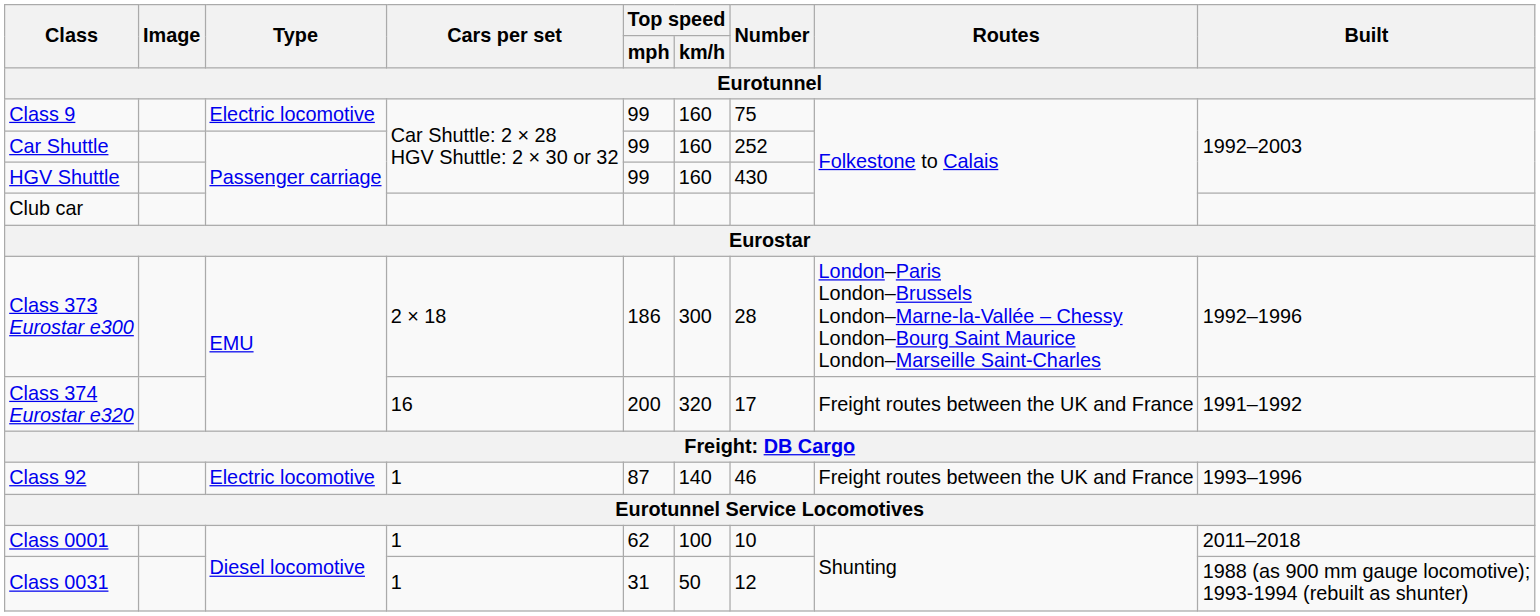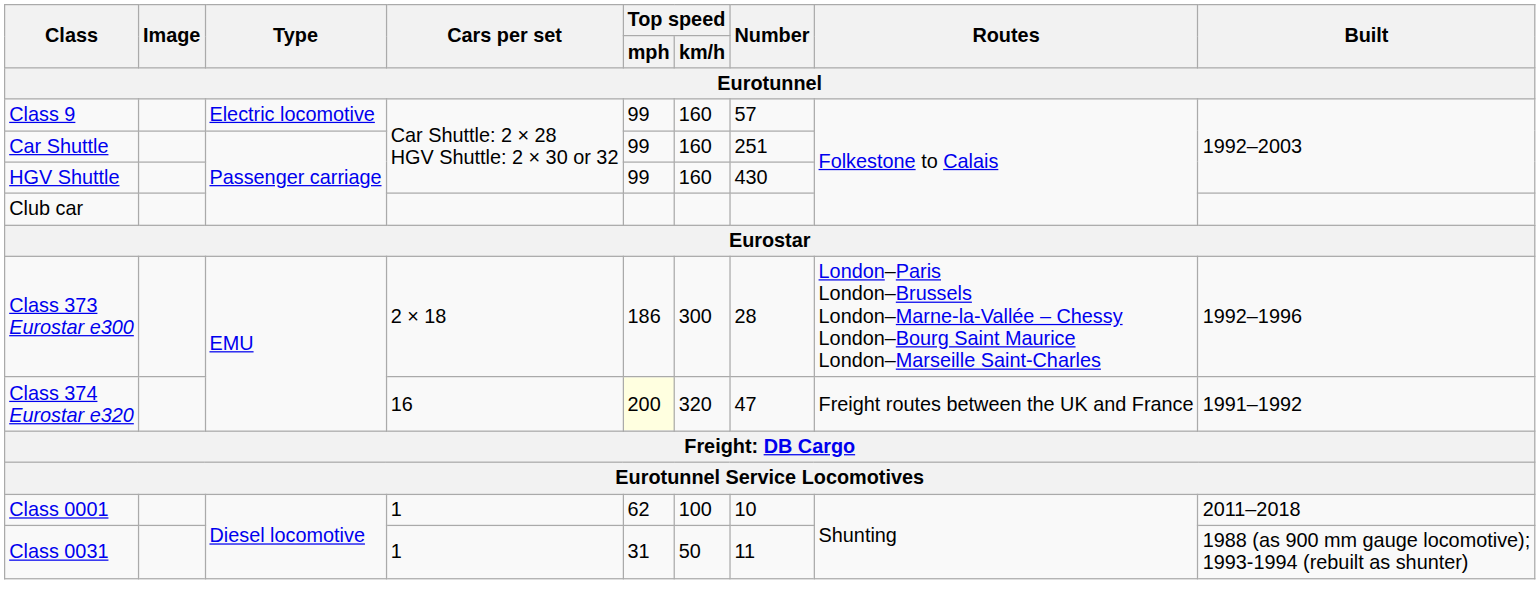(745, 114) 75 -> (745, 114) 57
(751, 146) 252 -> (751, 146) 251
(644, 403) no background -> (644, 403) lightyellow background
(745, 403) 17 -> (745, 403) 47
- row: (48, 477)
(745, 583) 12 -> (745, 552) 11
